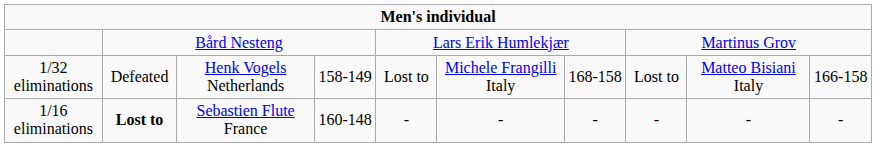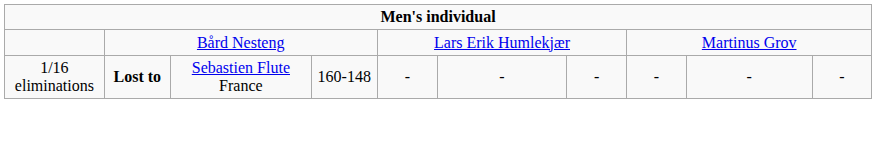- row: (53, 76)
